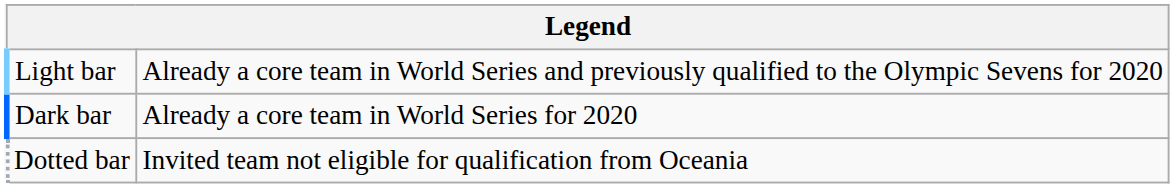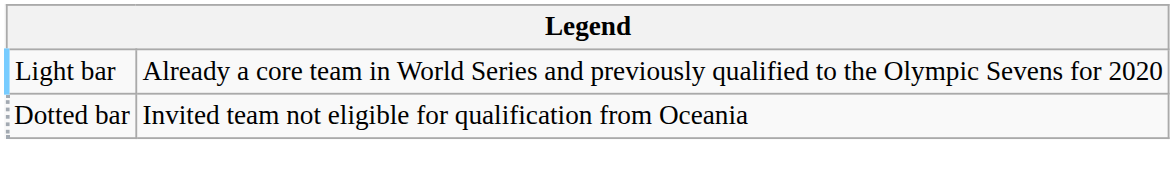- row: (63, 114)
